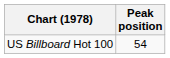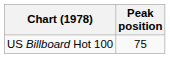(140, 44) 54 -> (140, 44) 75
